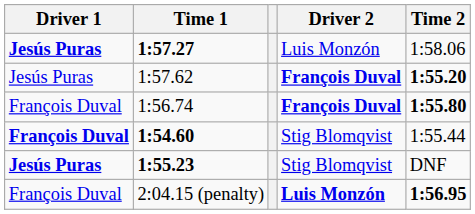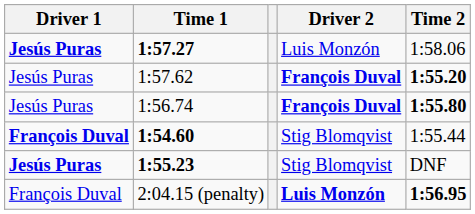(65, 106) François Duval -> (51, 106) Jesús Puras
